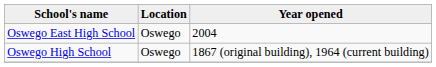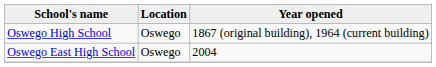rows swapped: (71, 33) <-> (59, 52)
